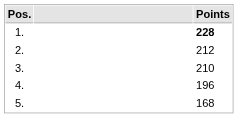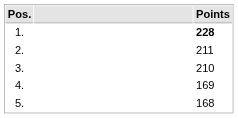(205, 50) 212 -> (205, 50) 211
(205, 86) 196 -> (205, 86) 169
